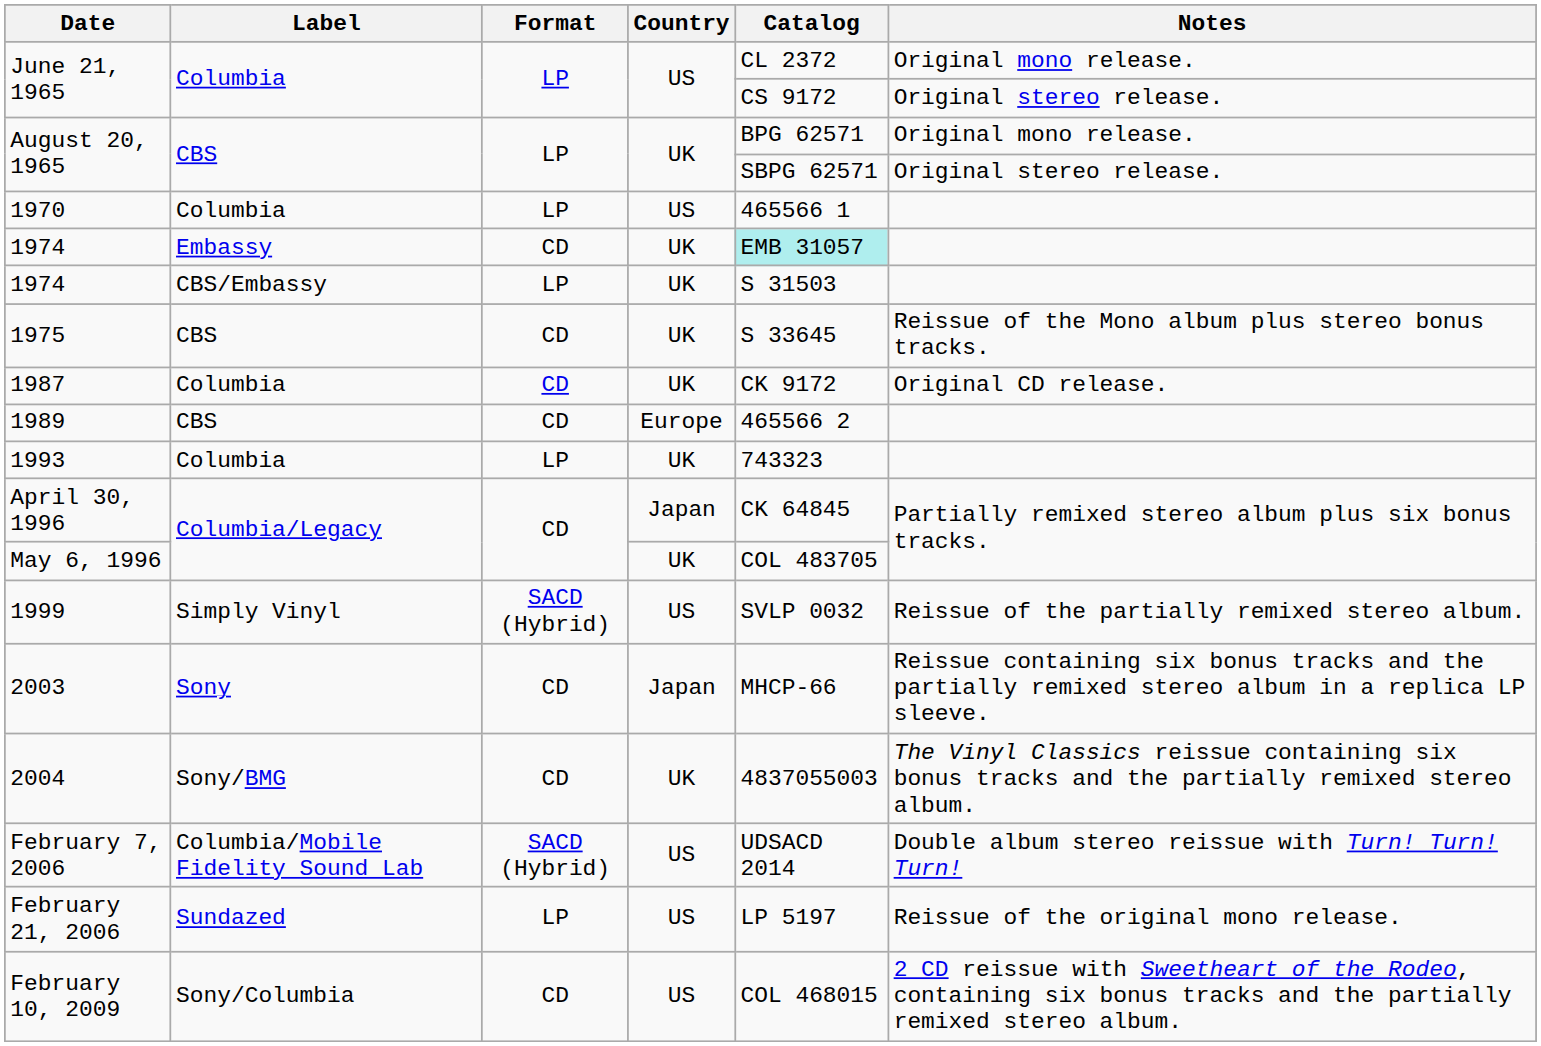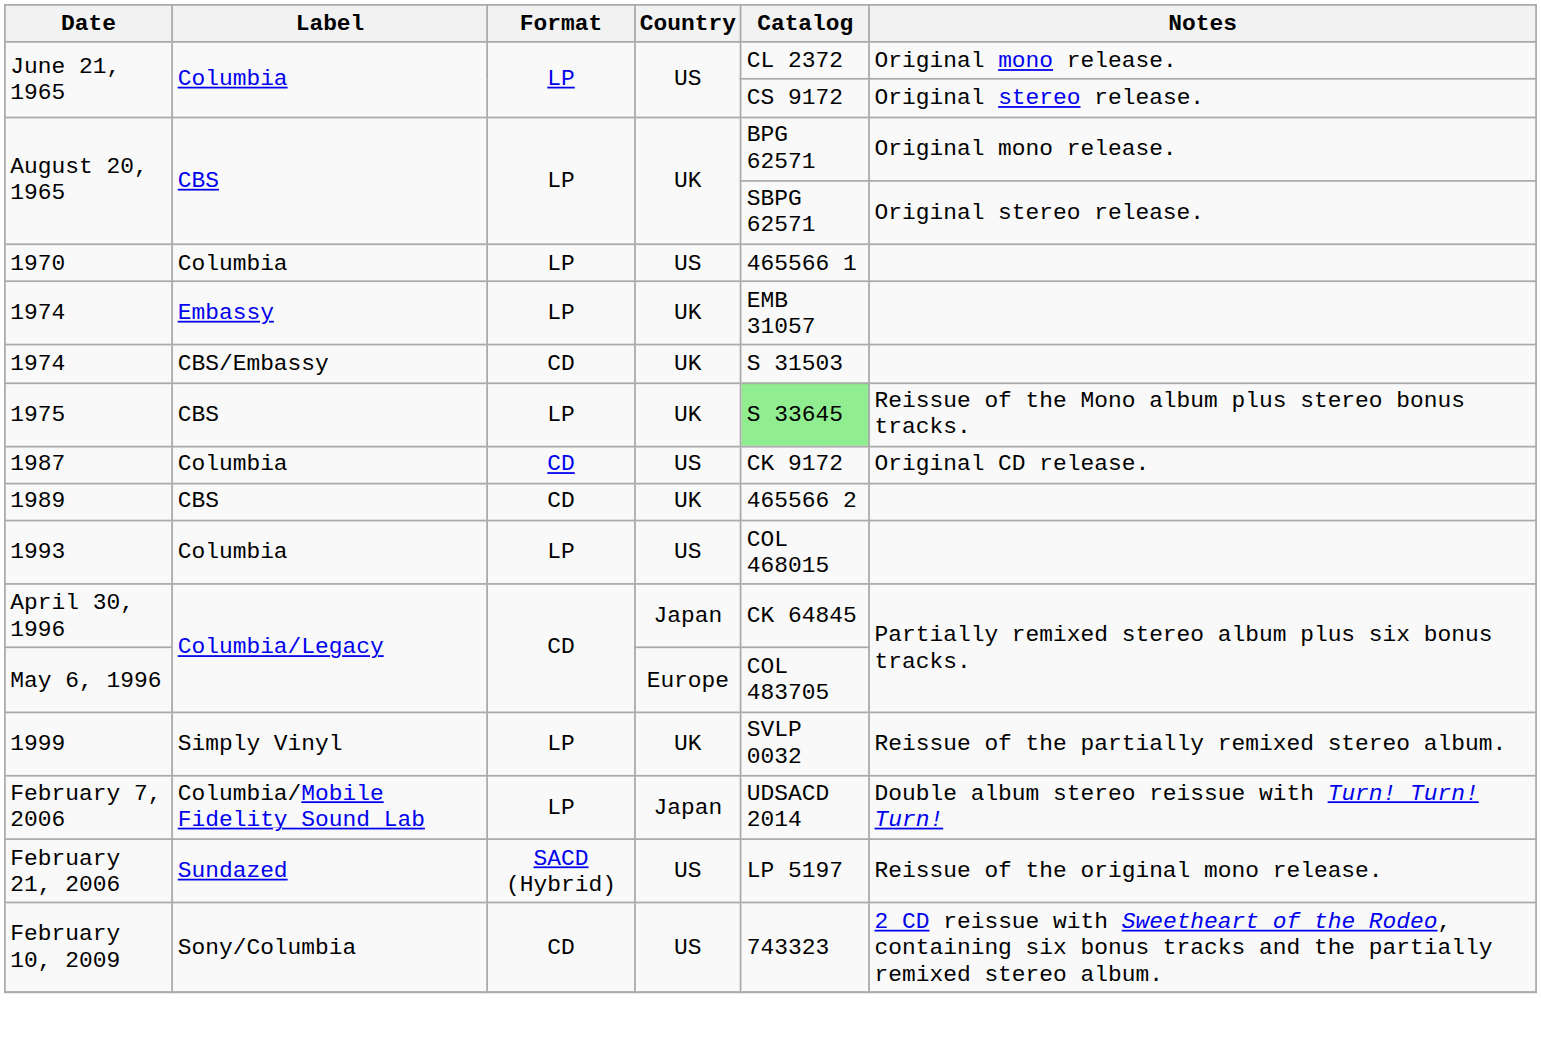(555, 247) CD -> (561, 313) LP
(802, 247) paleturquoise background -> (781, 313) no background
(555, 285) LP -> (561, 364) CD
(555, 335) CD -> (561, 414) LP
(789, 335) no background -> (795, 414) lightgreen background
(682, 386) UK -> (688, 465) US
(682, 423) Europe -> (688, 502) UK
(682, 460) UK -> (688, 553) US
(782, 460) 743323 -> (788, 553) COL 468015
(682, 561) UK -> (688, 680) Europe
(555, 612) SACD (Hybrid) -> (561, 744) LP
(682, 612) US -> (688, 744) UK
- row: (38, 688)
- row: (38, 779)
(555, 855) SACD (Hybrid) -> (561, 807) LP
(682, 855) US -> (688, 807) Japan
(555, 919) LP -> (561, 871) SACD (Hybrid)
(809, 996) COL 468015 -> (788, 948) 743323
